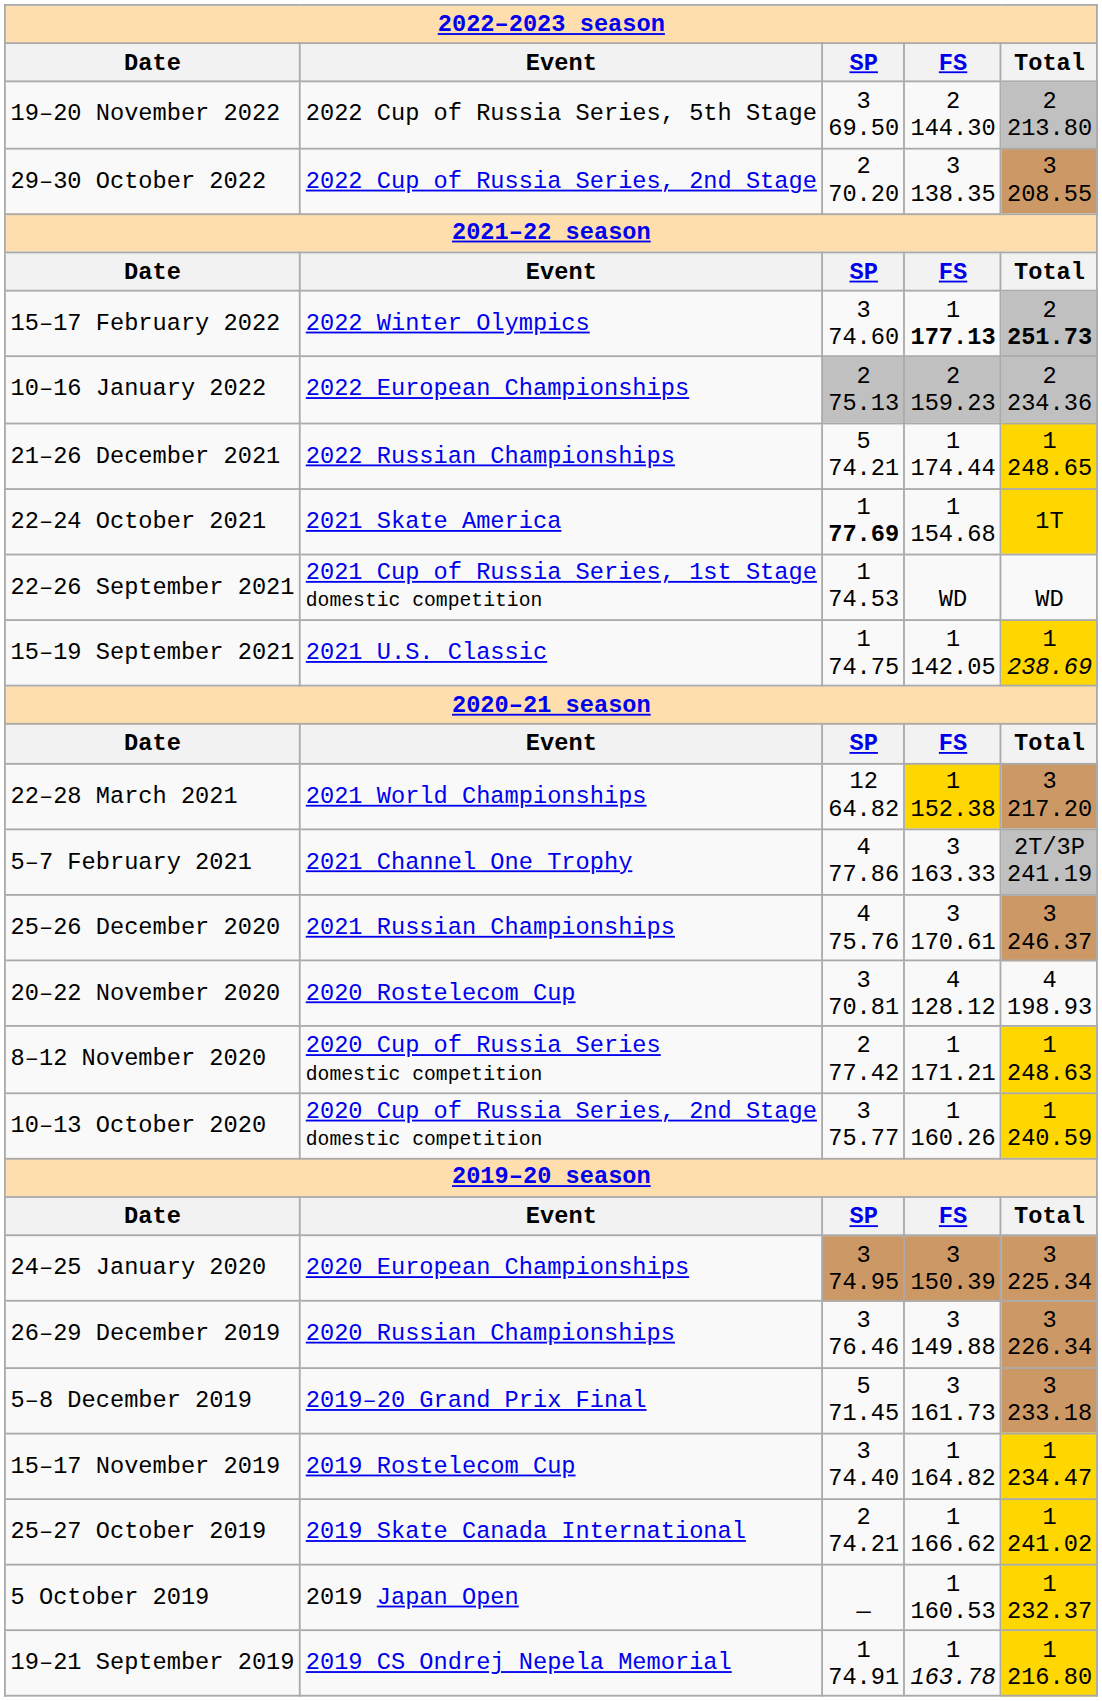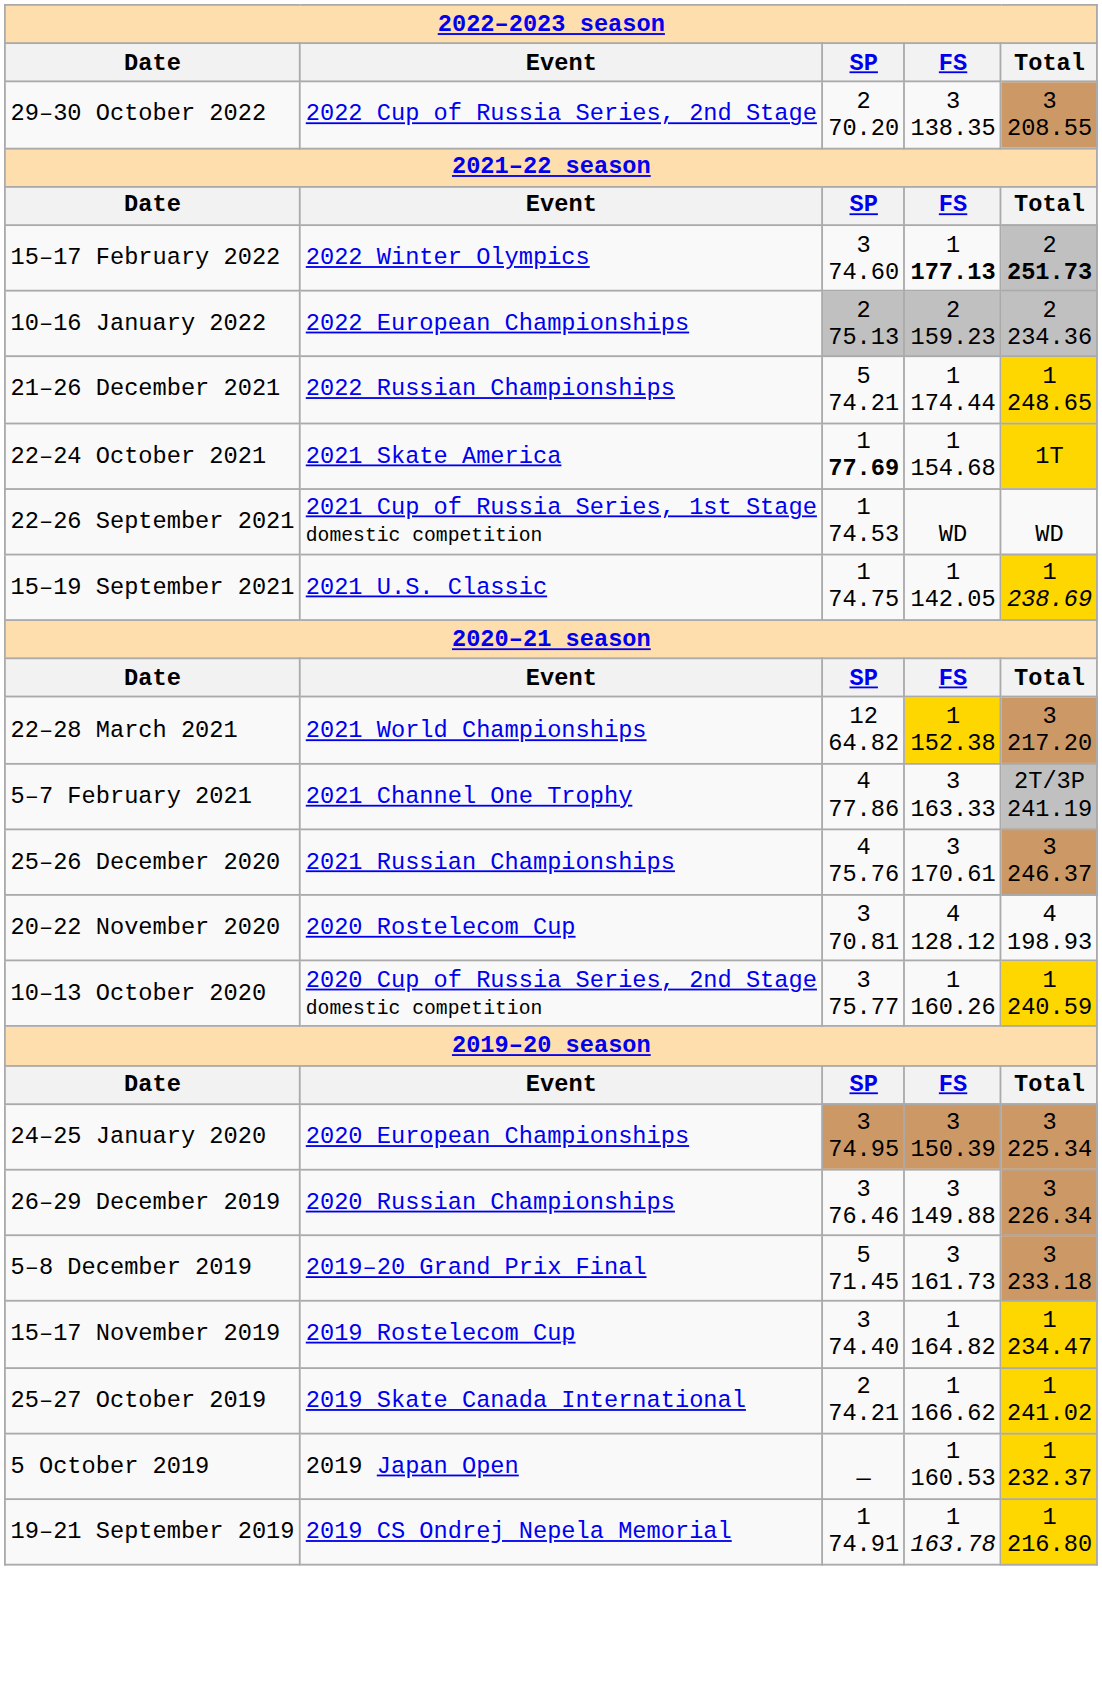- row: (145, 115)
- row: (138, 1060)
